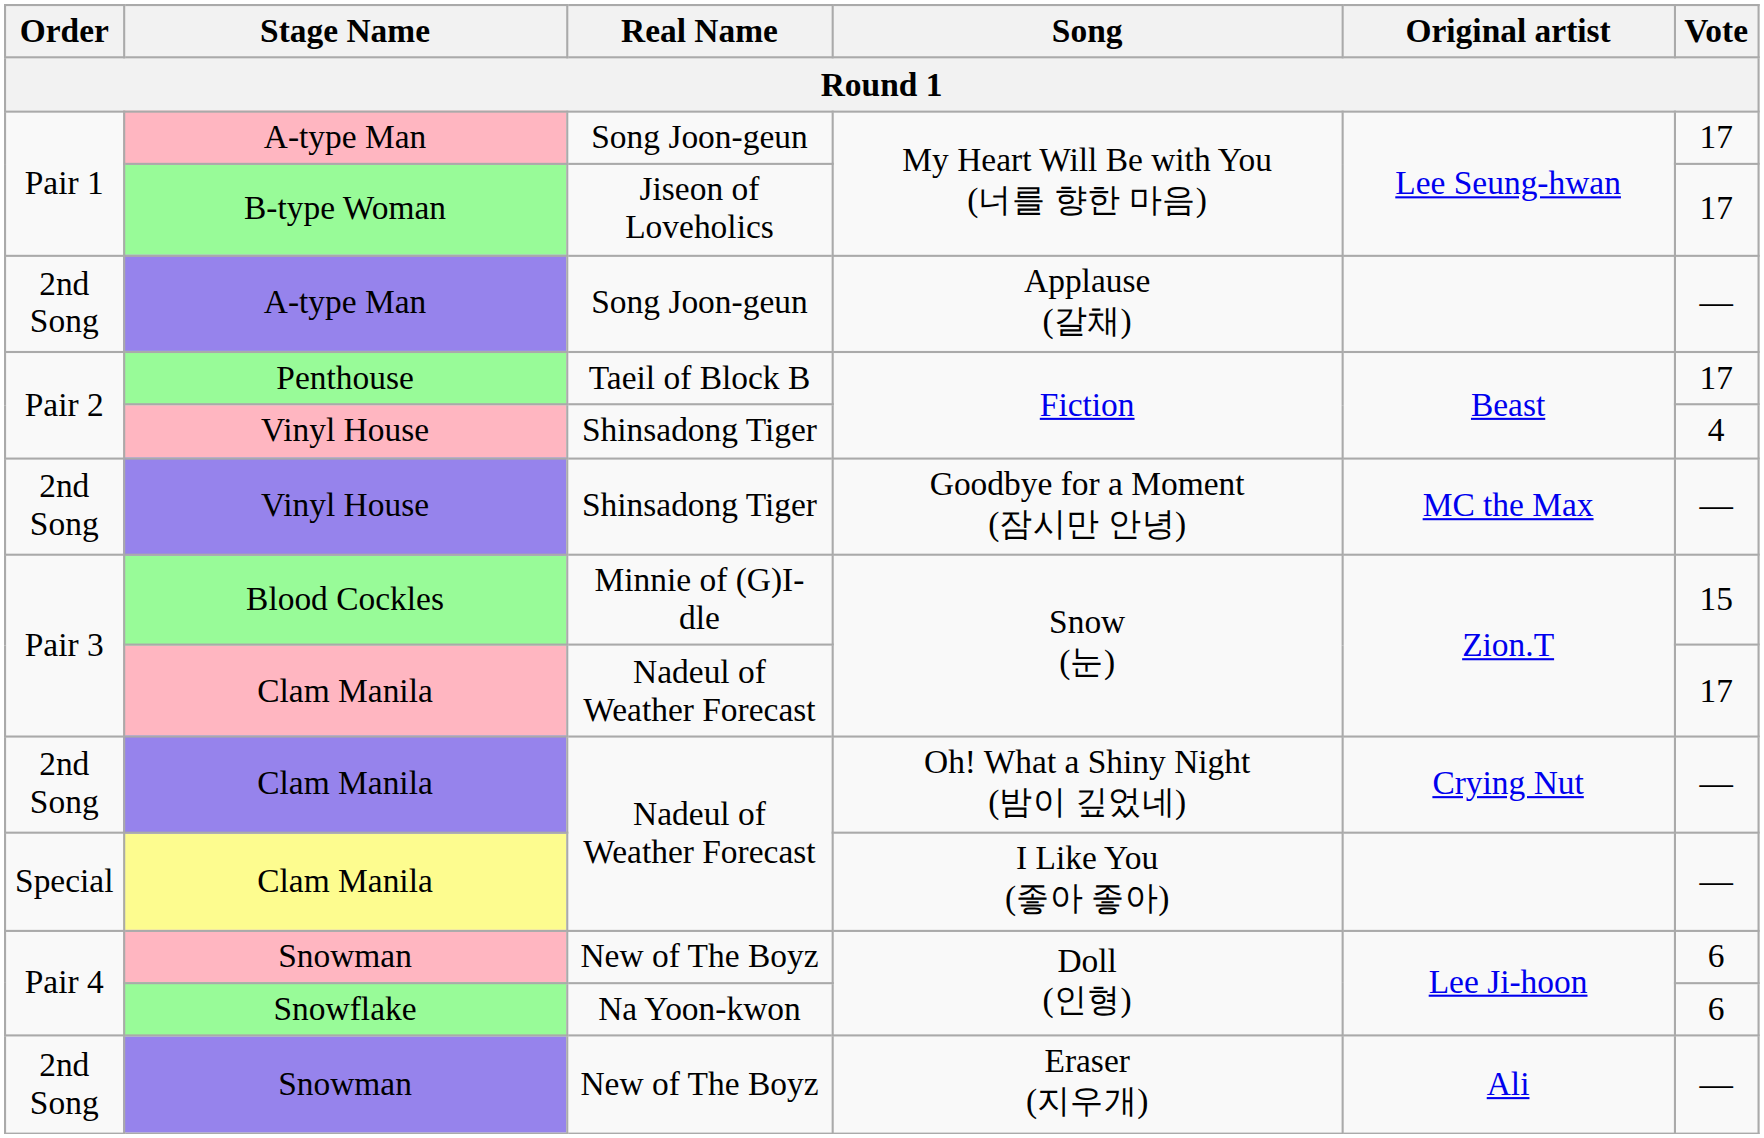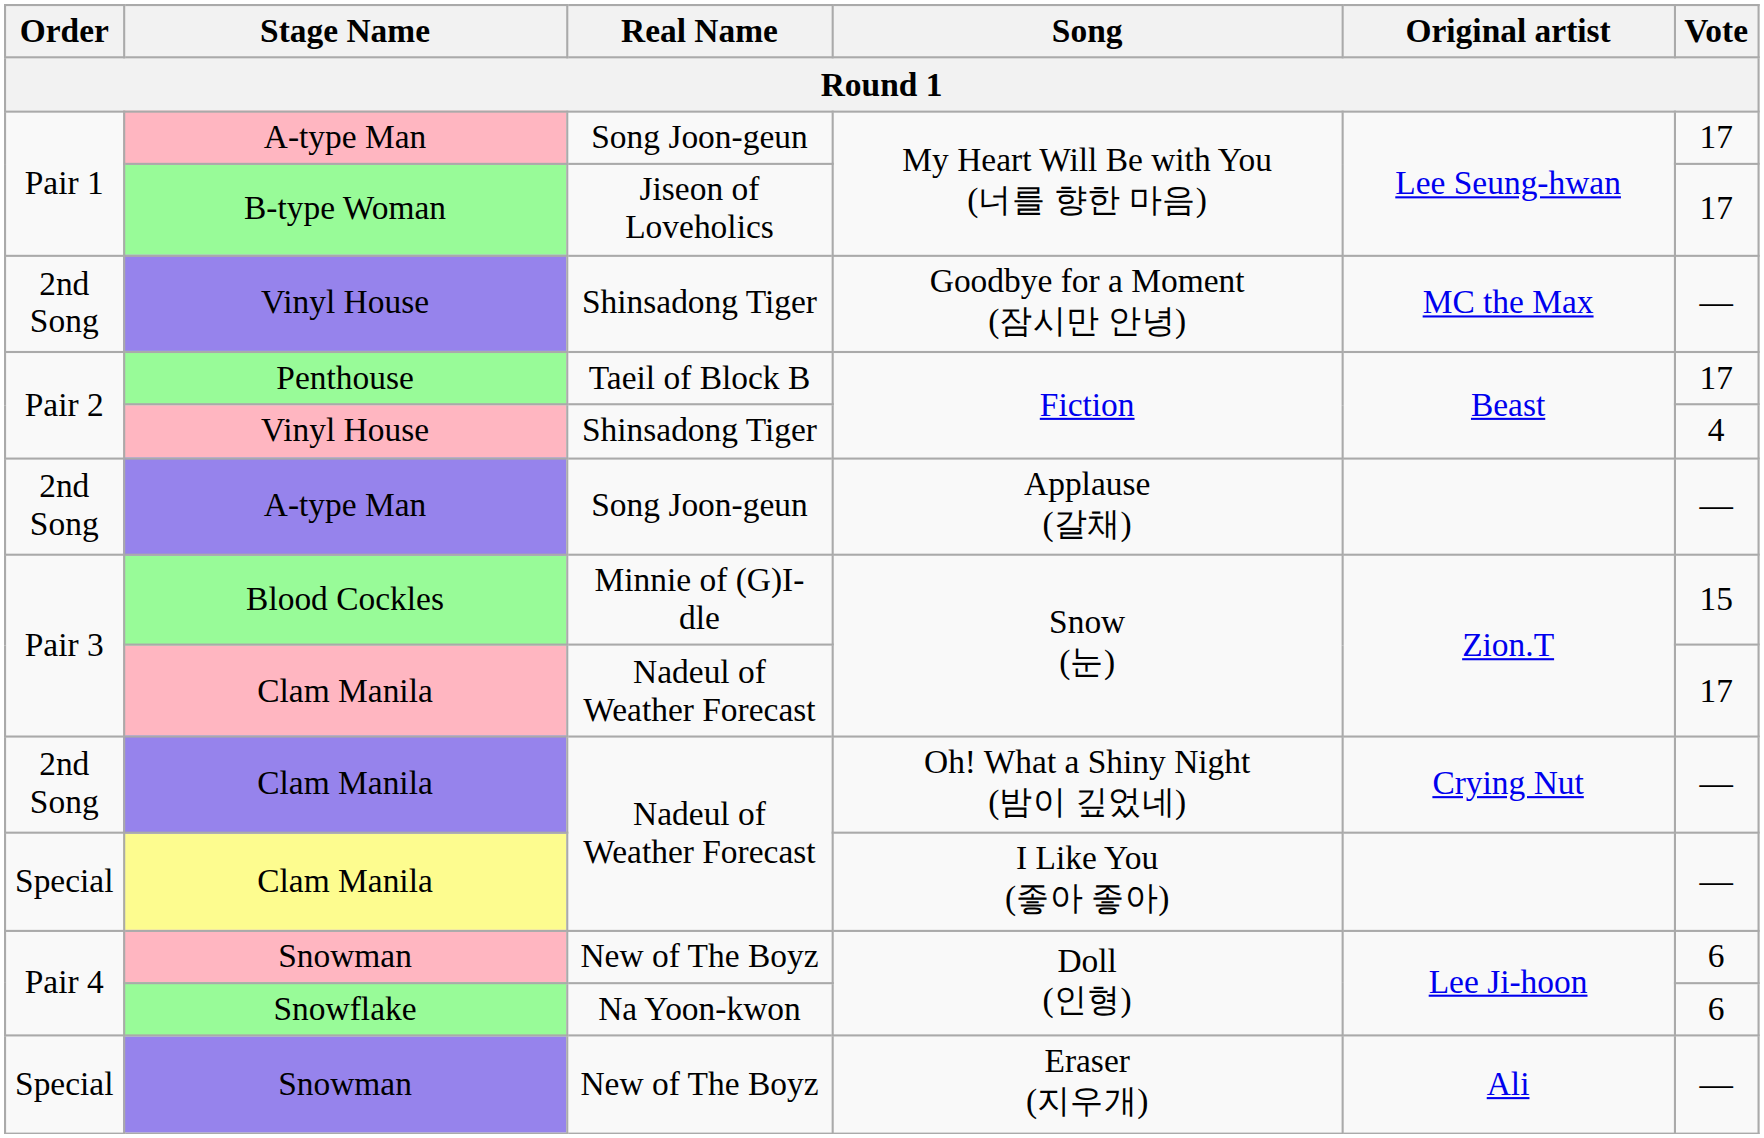rows swapped: (345, 302) <-> (345, 505)
(64, 1083) 2nd Song -> (64, 1083) Special
